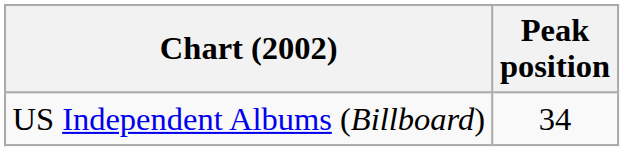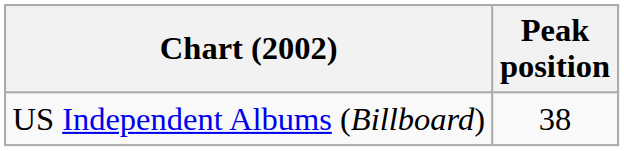(555, 118) 34 -> (555, 118) 38
